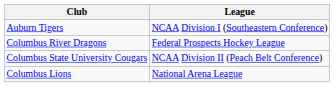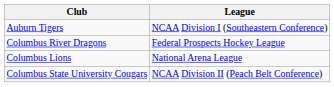rows swapped: (39, 74) <-> (77, 58)
